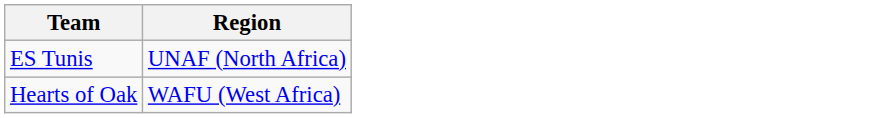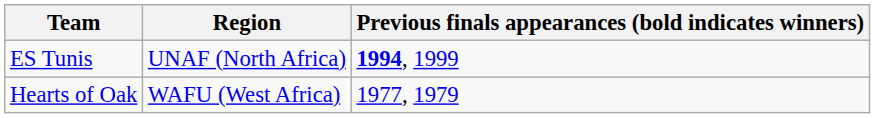+ column: (610, 22)
